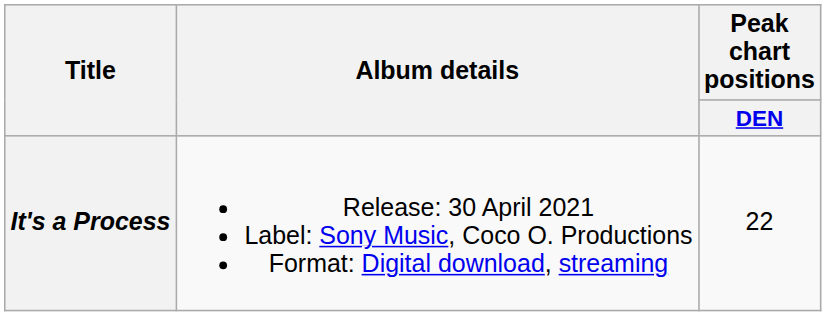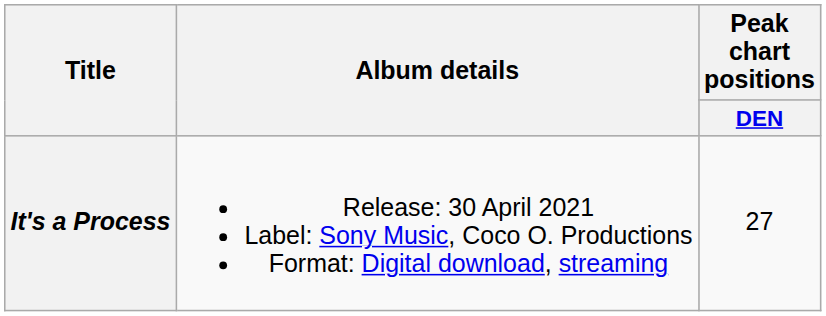(759, 222) 22 -> (759, 222) 27
